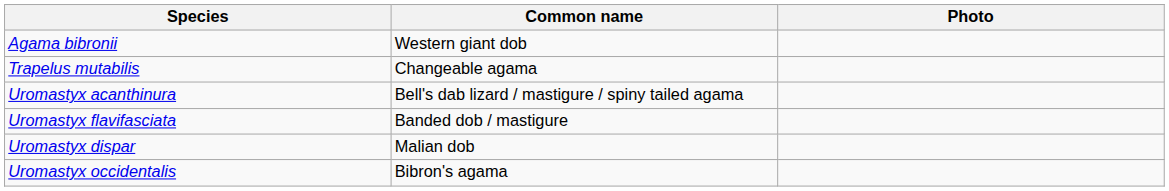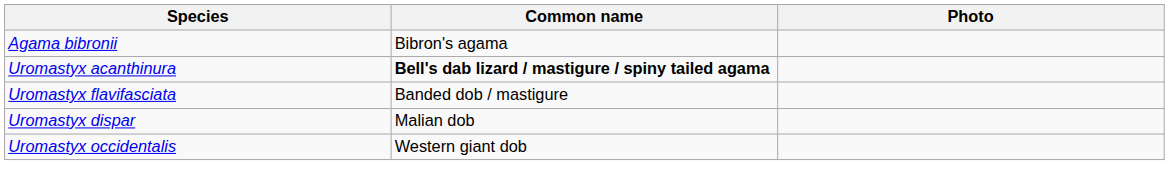(461, 43) Western giant dob -> (451, 43) Bibron's agama
- row: (74, 69)
(569, 95) normal -> (582, 69) bold
(451, 172) Bibron's agama -> (461, 146) Western giant dob
